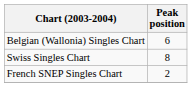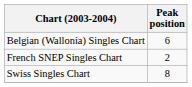rows swapped: (64, 73) <-> (48, 57)
